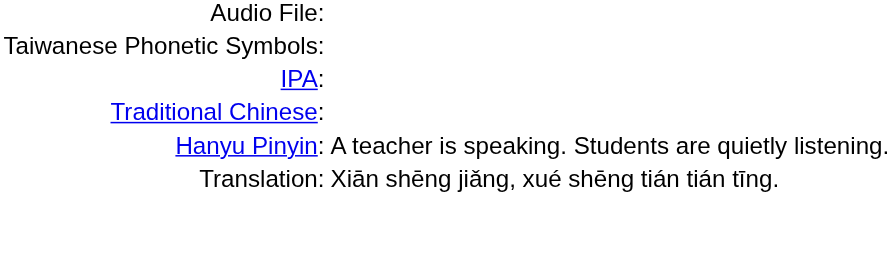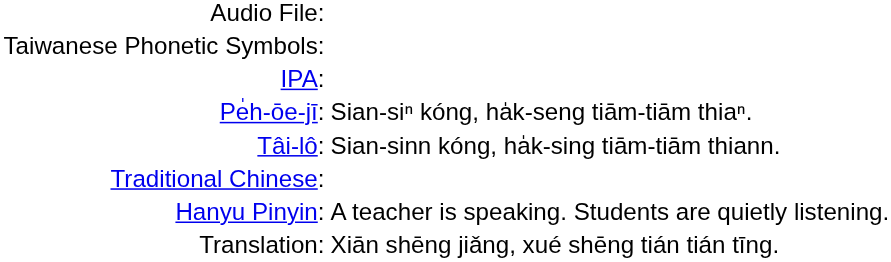+ row: (272, 112)
+ row: (291, 145)
